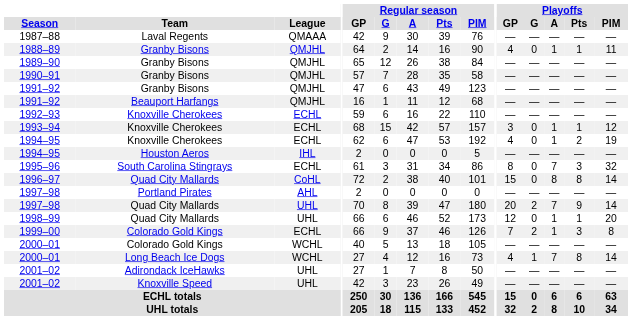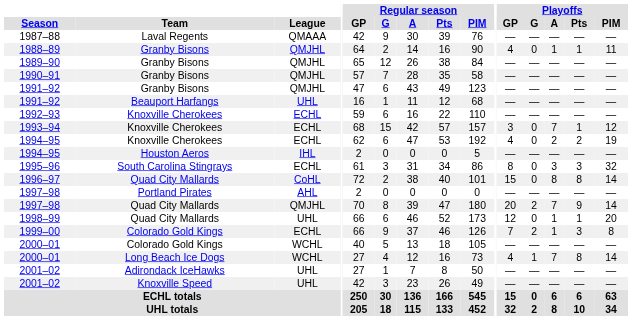(307, 101) QMJHL -> (307, 101) UHL
(554, 127) 1 -> (554, 127) 7
(554, 140) 1 -> (554, 140) 2
(554, 166) 7 -> (554, 166) 3
(307, 205) UHL -> (307, 205) QMJHL
